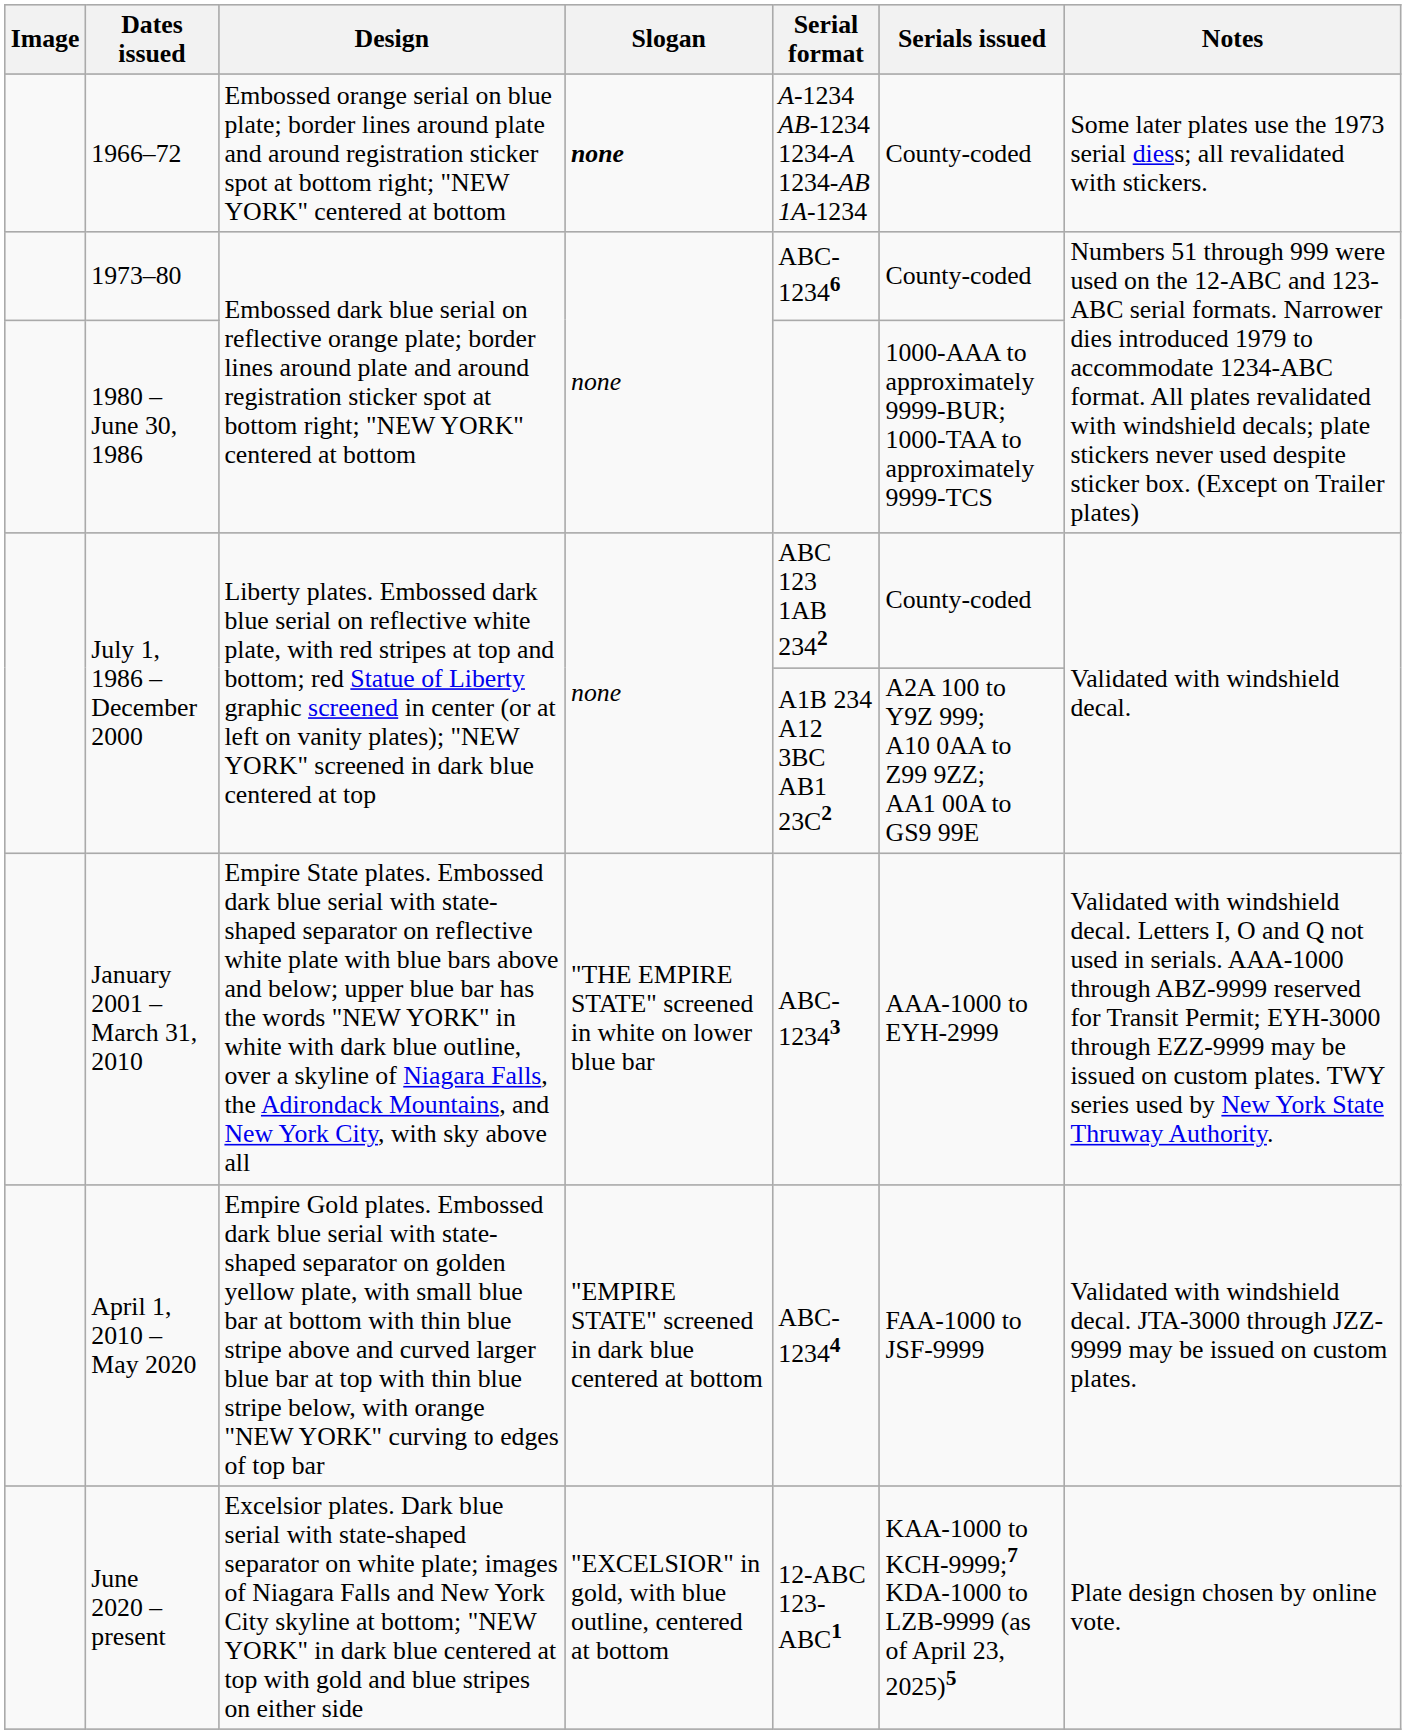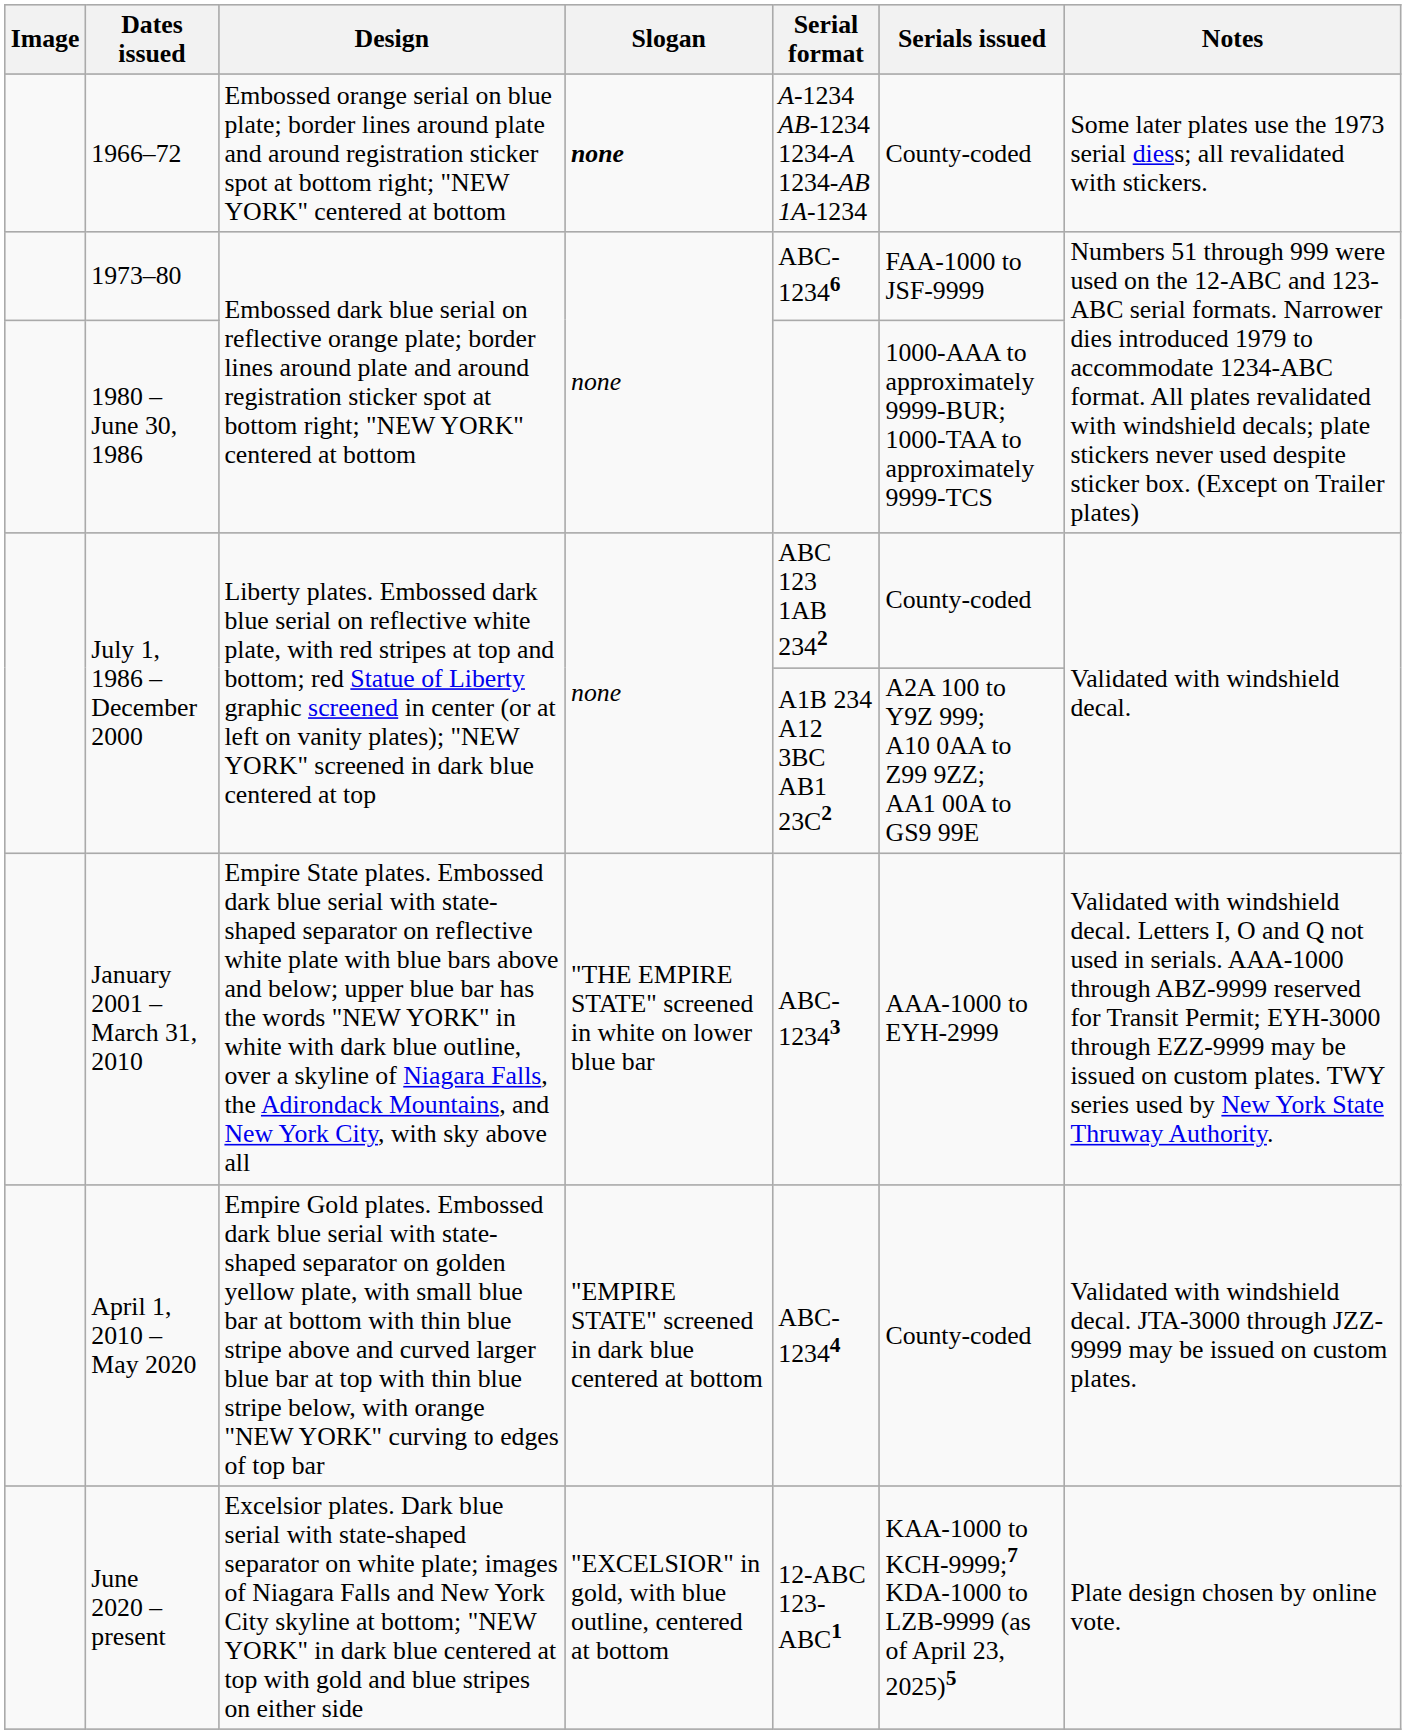(959, 275) County-coded -> (954, 275) FAA-1000 to JSF-9999
(954, 1334) FAA-1000 to JSF-9999 -> (959, 1334) County-coded
